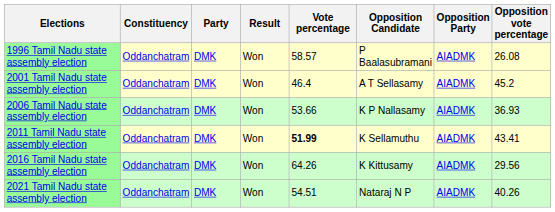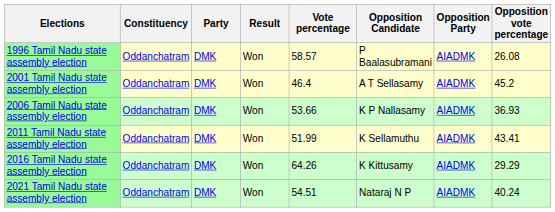(304, 138) bold -> (304, 138) normal
(507, 166) 29.56 -> (507, 166) 29.29
(507, 193) 40.26 -> (507, 193) 40.24
